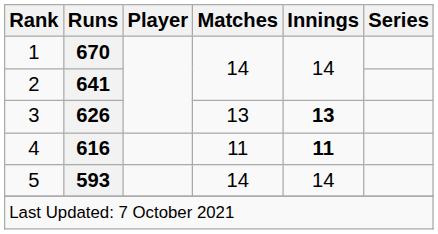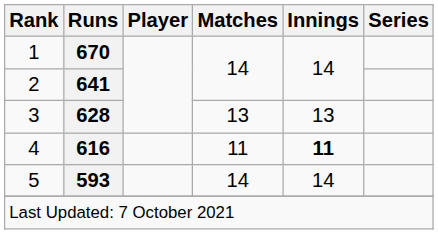(93, 116) 626 -> (93, 116) 628
(323, 116) bold -> (323, 116) normal
